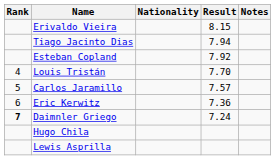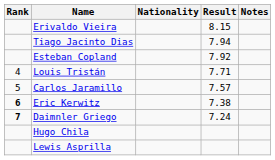(220, 72) 7.70 -> (220, 72) 7.71
(18, 102) normal -> (18, 102) bold
(220, 102) 7.36 -> (220, 102) 7.38
